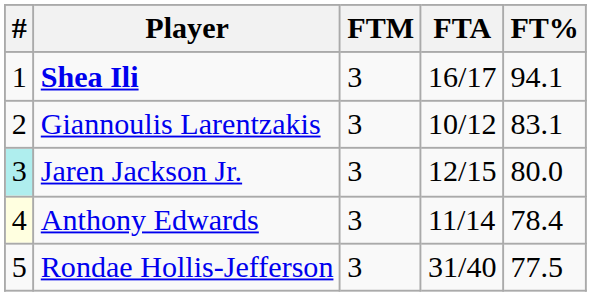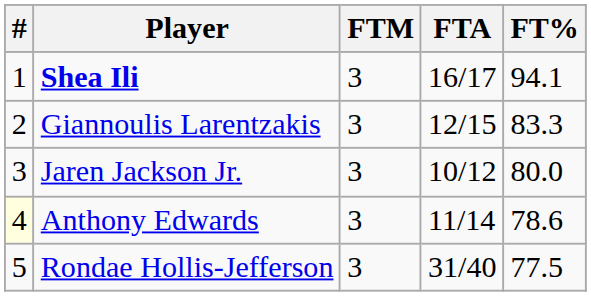(462, 123) 10/12 -> (462, 123) 12/15
(537, 123) 83.1 -> (537, 123) 83.3
(19, 171) paleturquoise background -> (19, 171) no background
(462, 171) 12/15 -> (462, 171) 10/12
(537, 219) 78.4 -> (537, 219) 78.6
